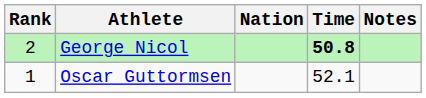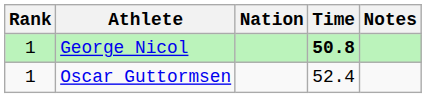(30, 48) 2 -> (30, 48) 1
(334, 77) 52.1 -> (334, 77) 52.4
